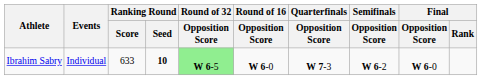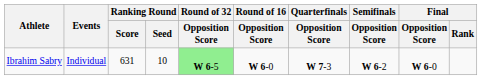(127, 61) 633 -> (127, 61) 631
(162, 61) bold -> (162, 61) normal
